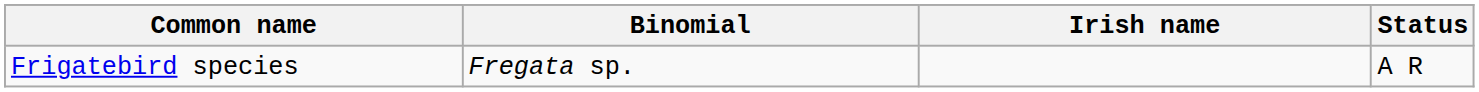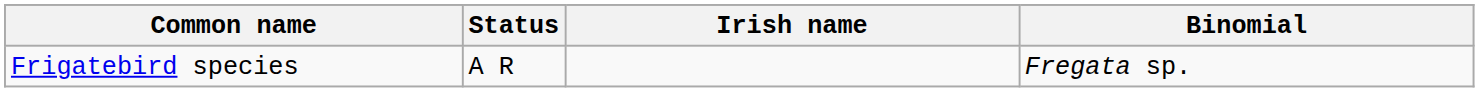columns swapped: (690, 26) <-> (1423, 26)
